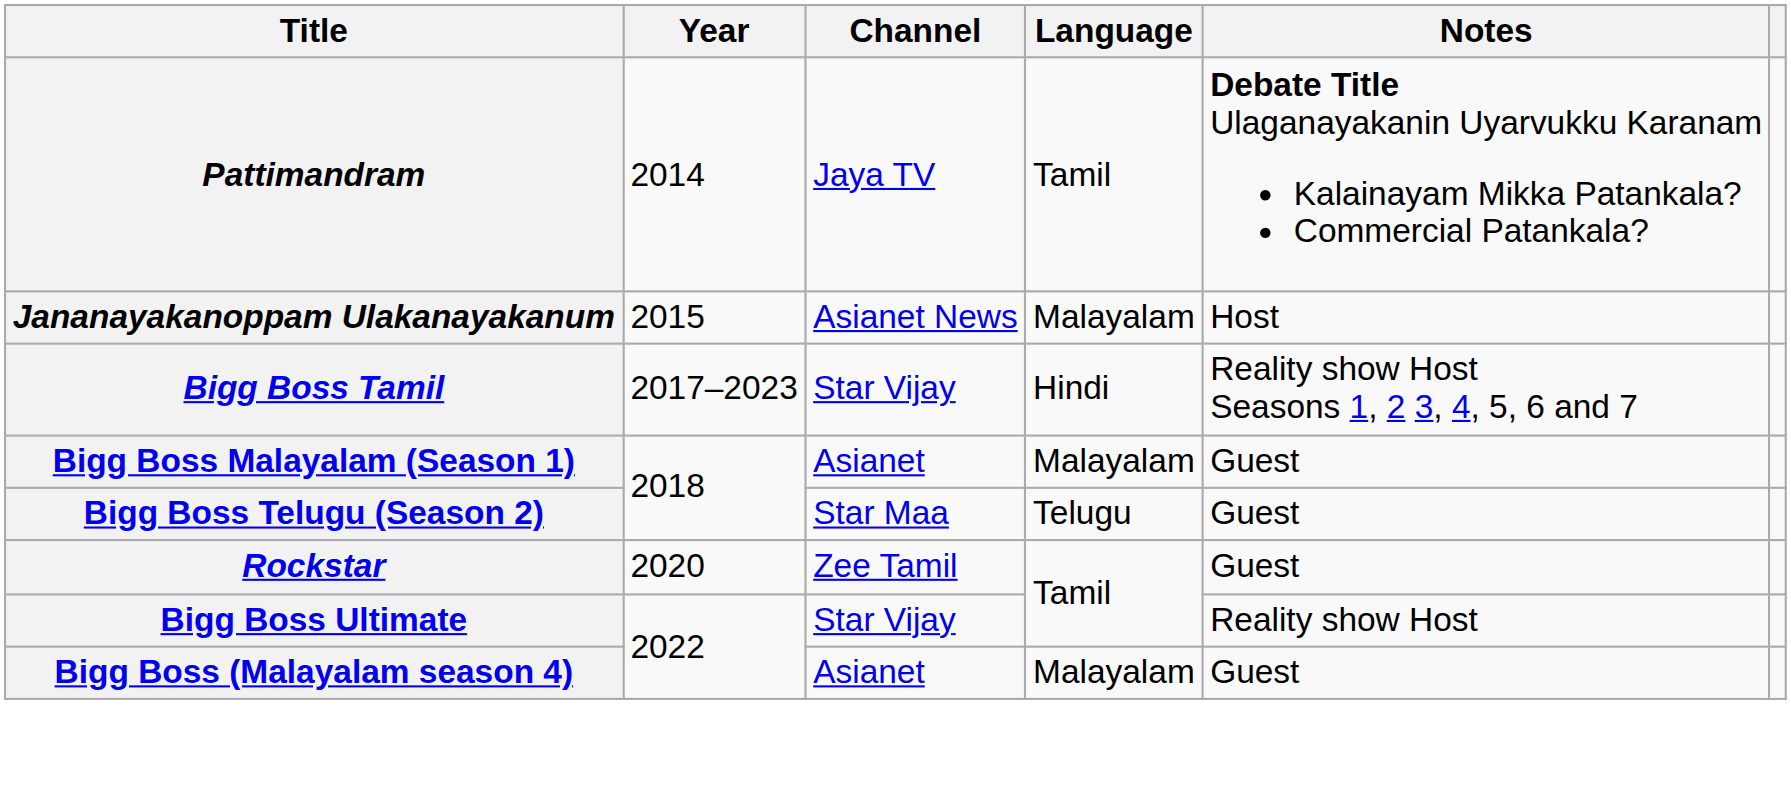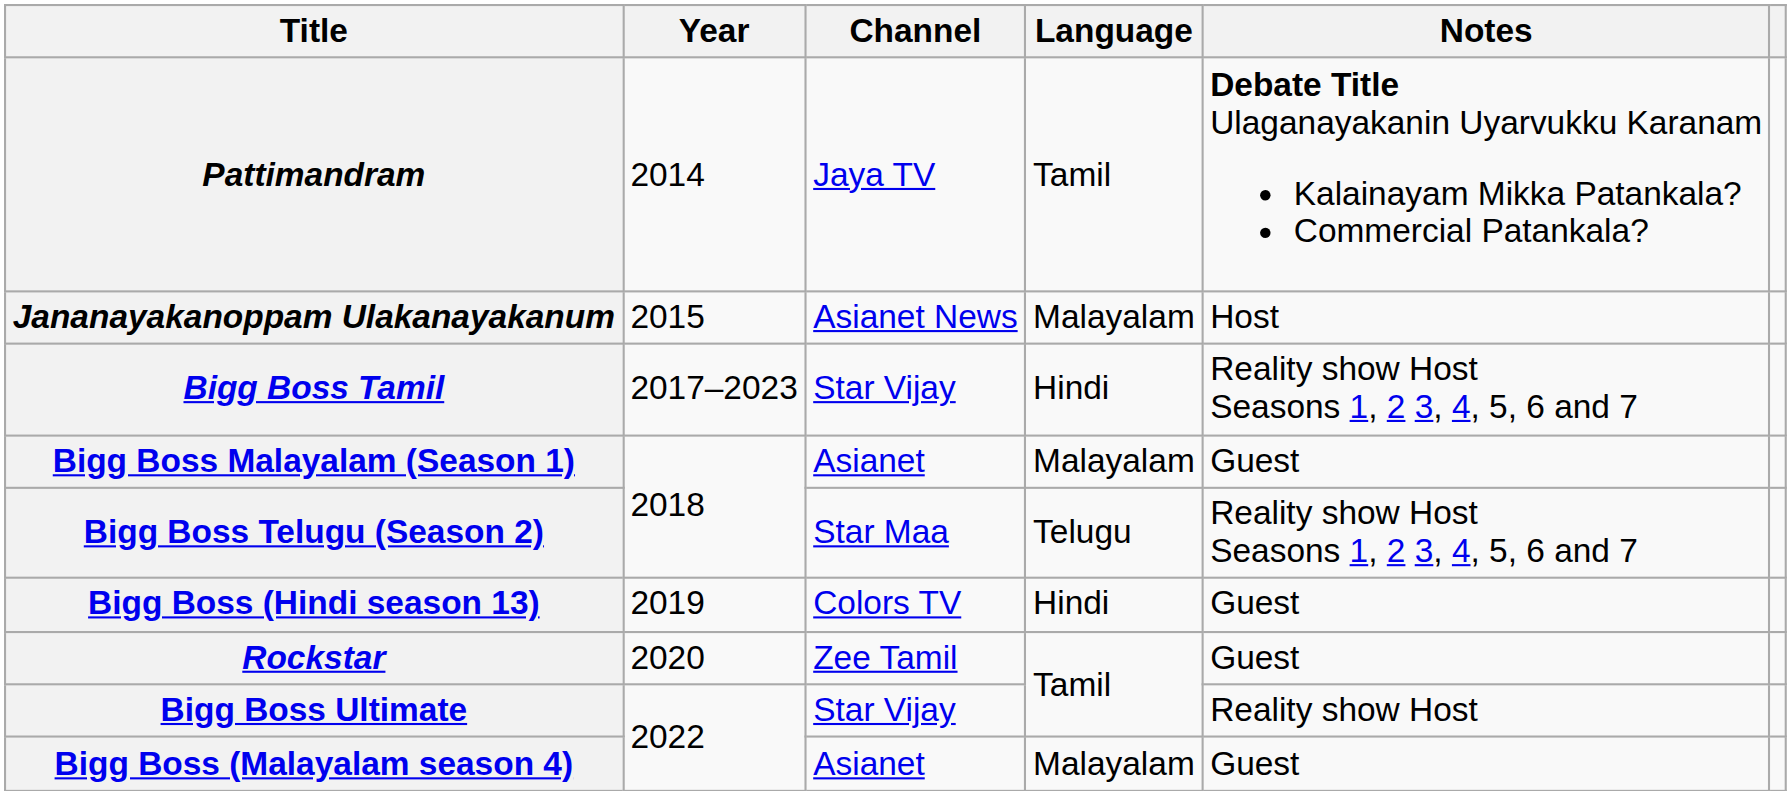(1255, 513) Guest -> (1424, 532) Reality show Host Seasons 1, 2 3, 4, 5, 6 and 7
+ row: (314, 604)
